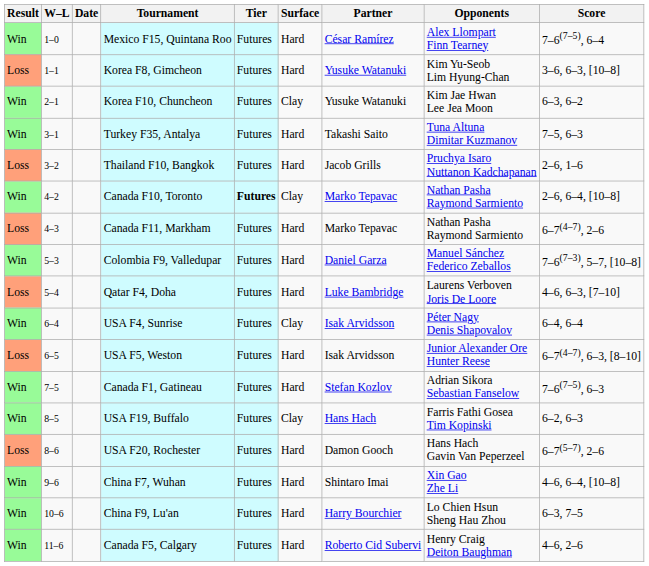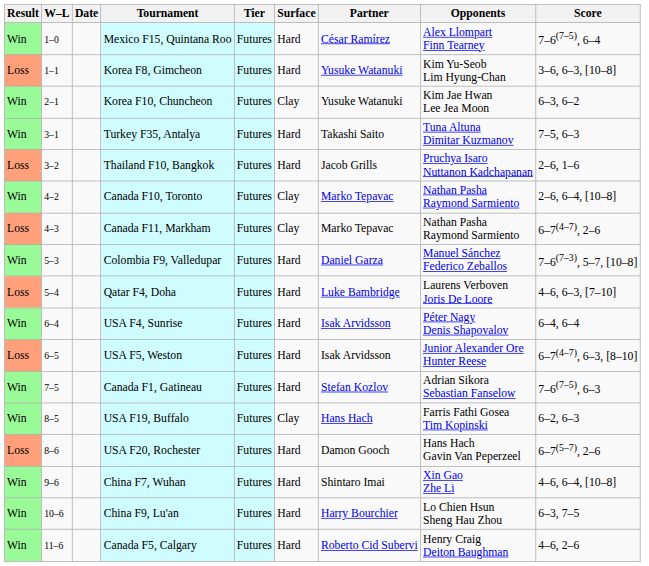(256, 197) bold -> (254, 197) normal
(293, 228) Hard -> (288, 228) Clay
(292, 323) Clay -> (289, 323) Hard
